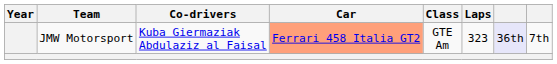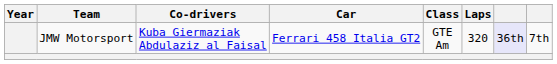(346, 38) lightsalmon background -> (346, 38) no background
(478, 38) 323 -> (478, 38) 320
